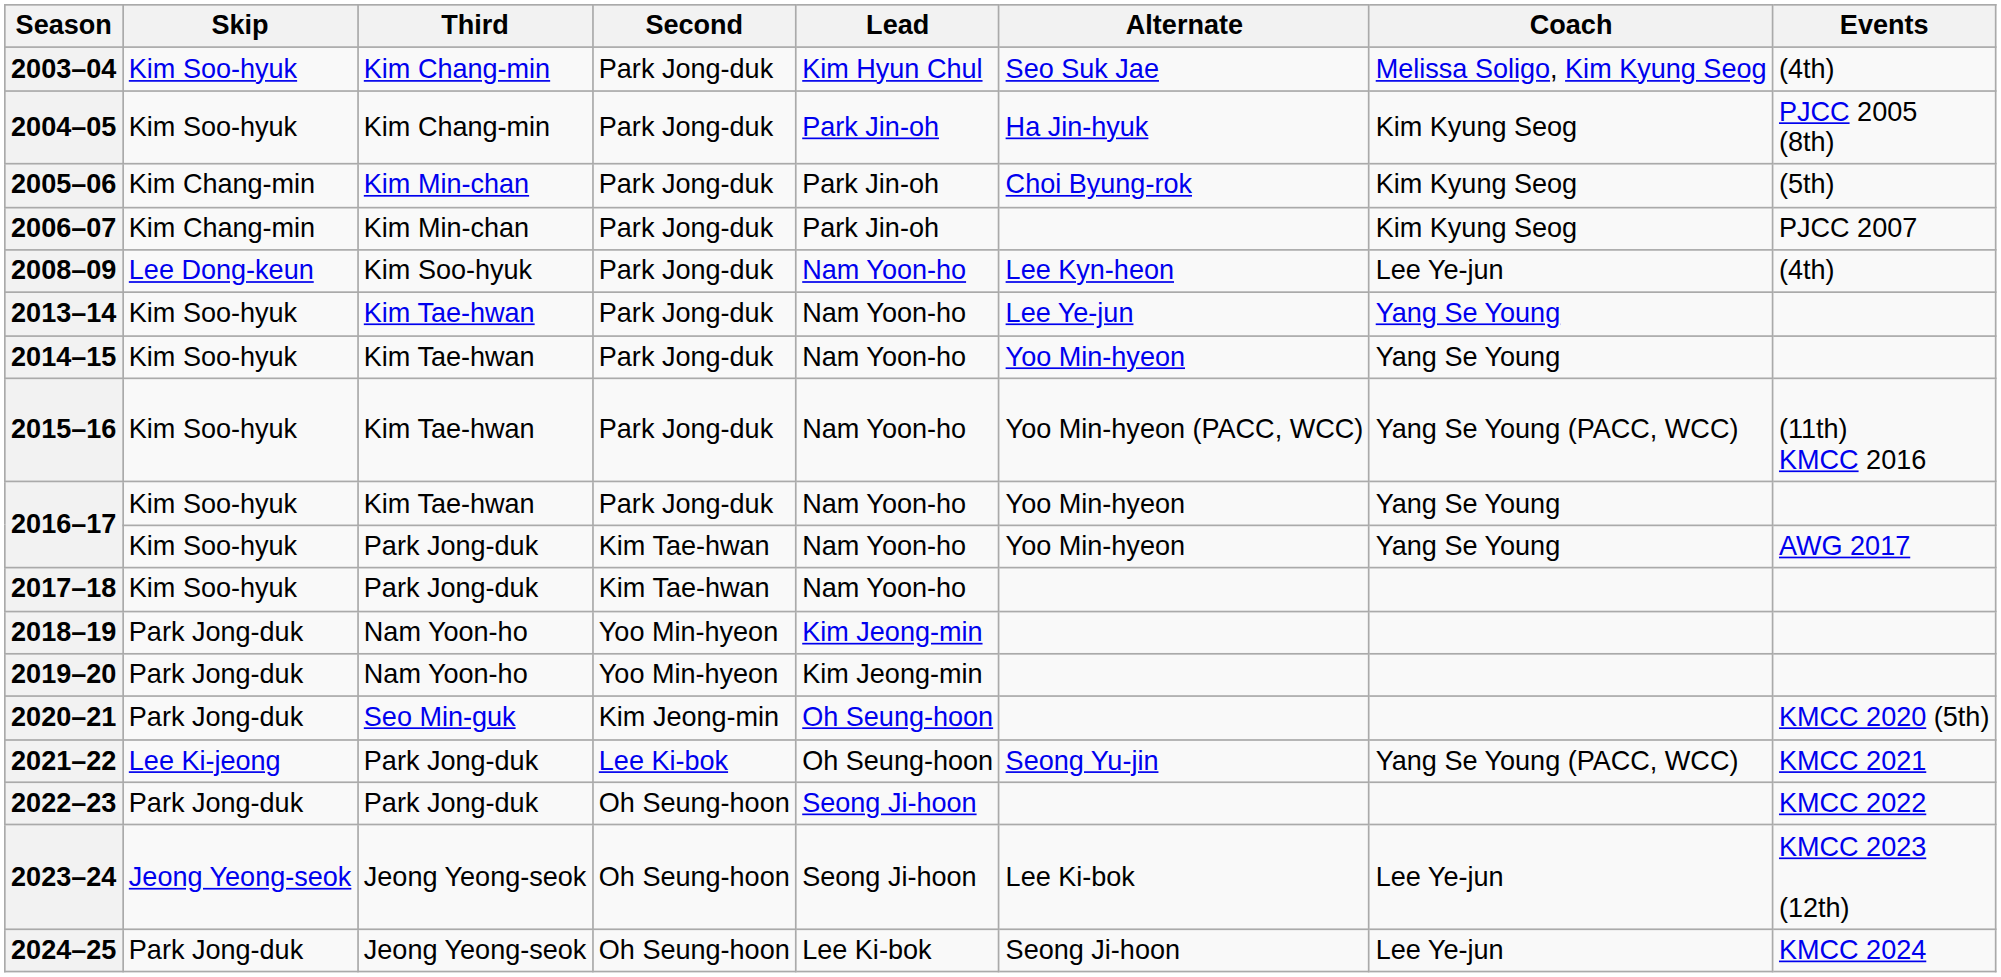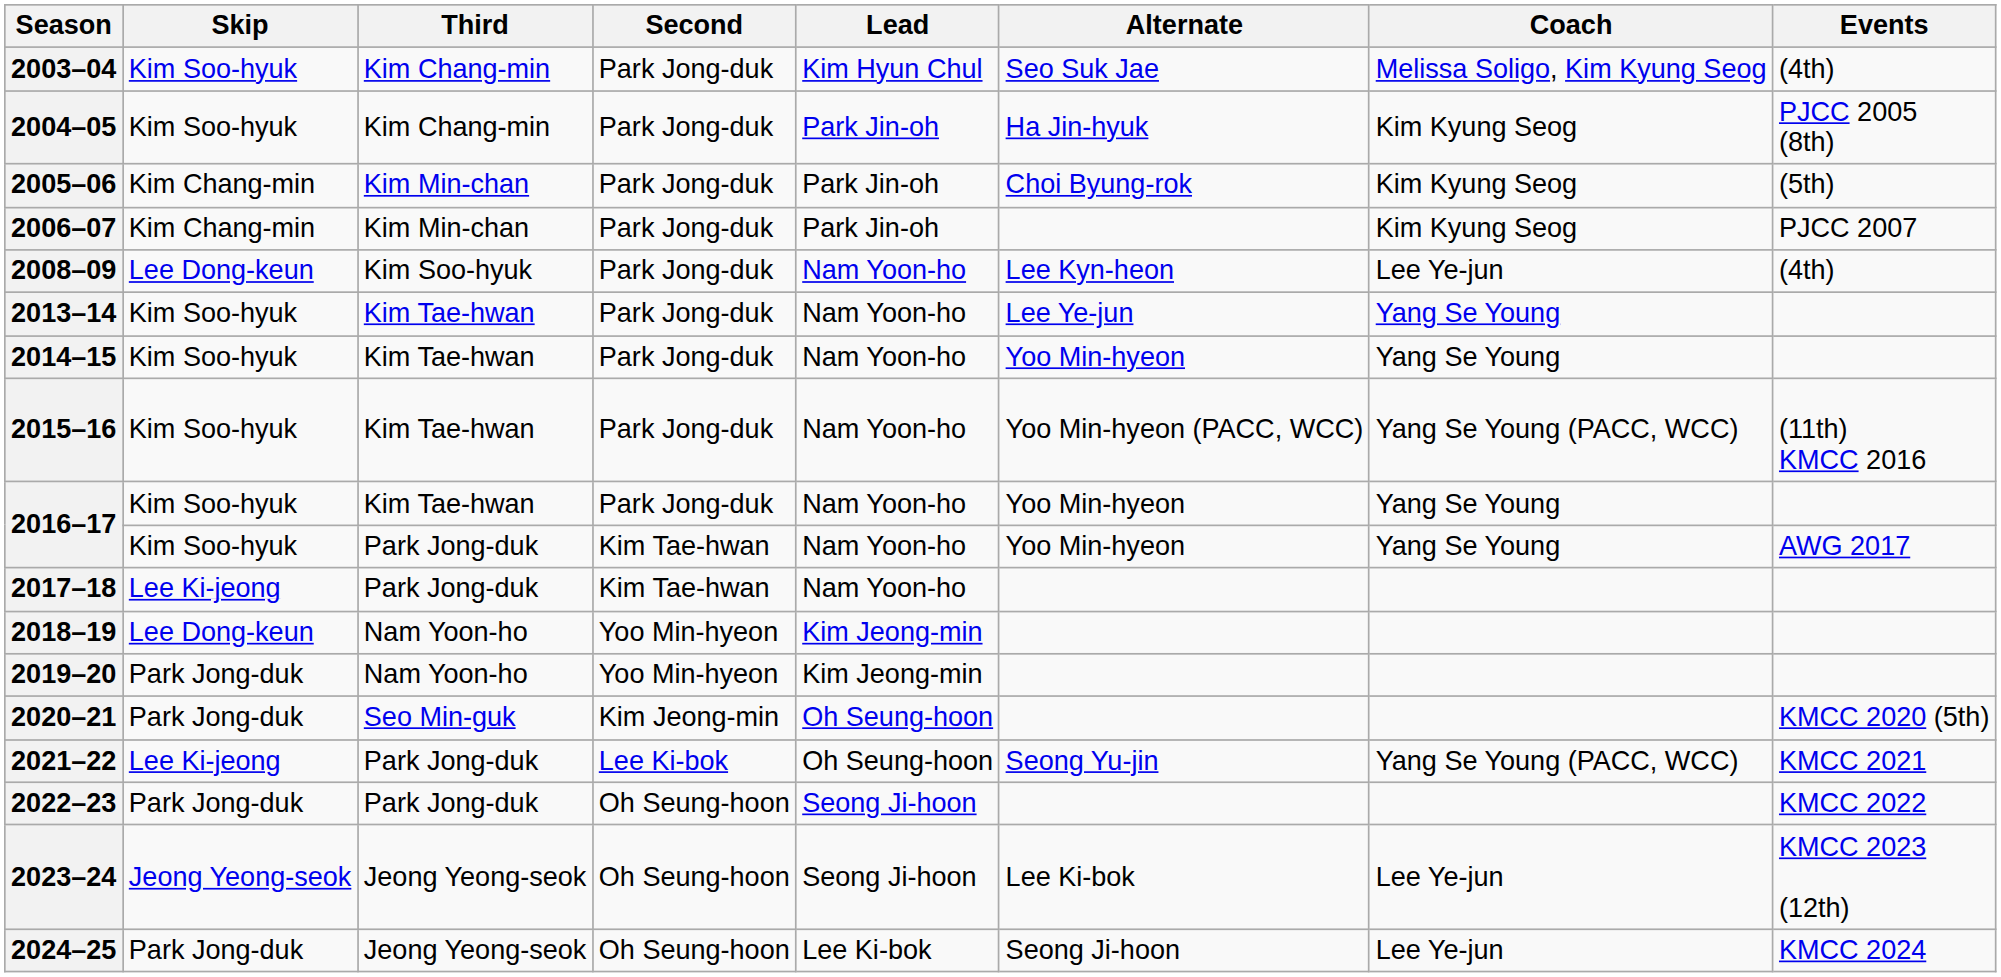(213, 588) Kim Soo-hyuk -> (205, 588) Lee Ki-jeong
(216, 631) Park Jong-duk -> (221, 631) Lee Dong-keun
